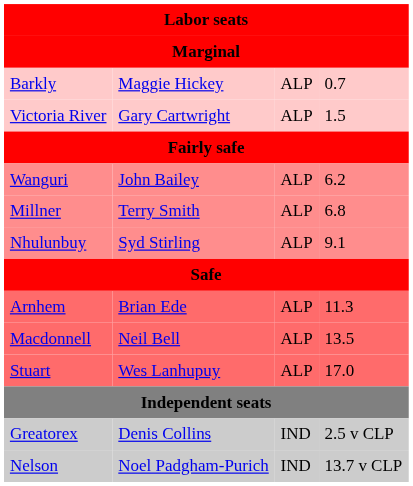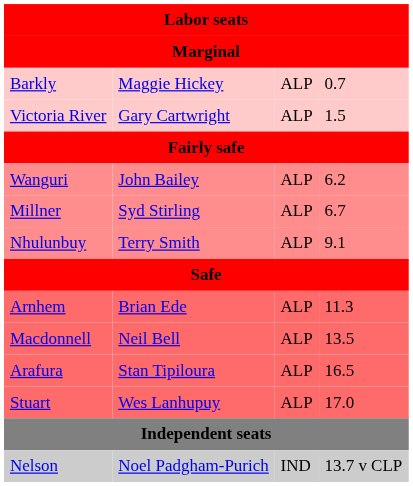(159, 210) Terry Smith -> (159, 210) Syd Stirling
(335, 210) 6.8 -> (335, 210) 6.7
(159, 242) Syd Stirling -> (159, 242) Terry Smith
+ row: (36, 370)
- row: (44, 433)
